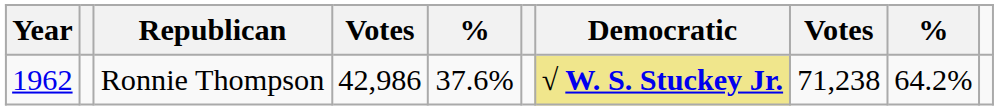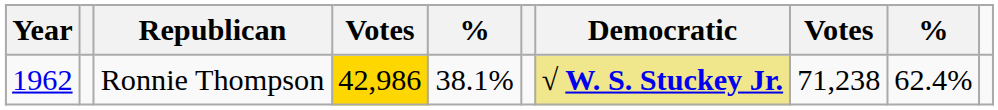(380, 79) no background -> (380, 79) gold background
(475, 79) 37.6% -> (475, 79) 38.1%
(933, 79) 64.2% -> (933, 79) 62.4%
